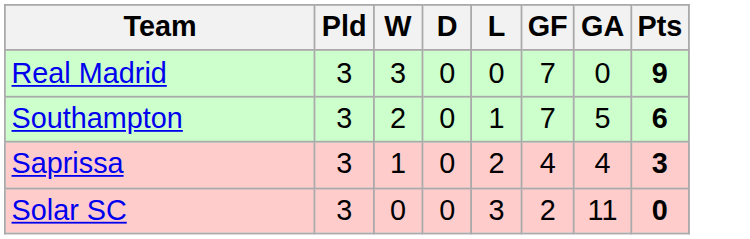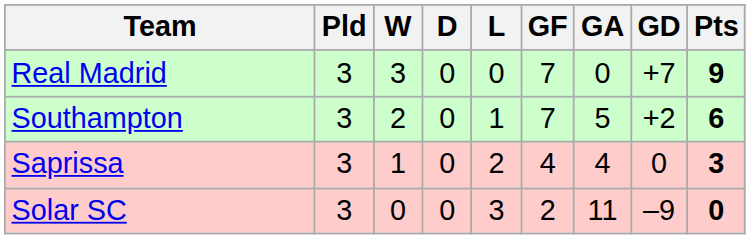+ column: (659, 27)
